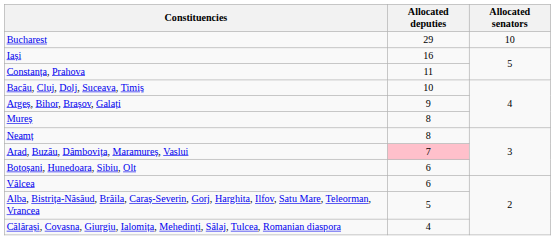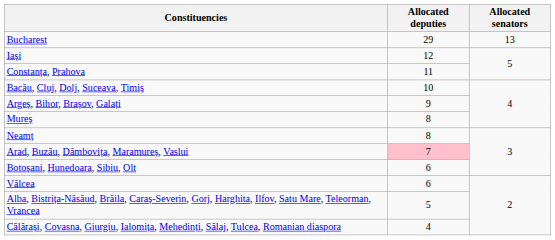(510, 39) 10 -> (510, 39) 13
(428, 55) 16 -> (428, 55) 12
